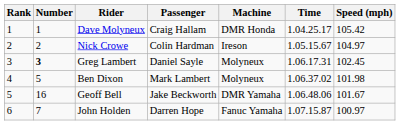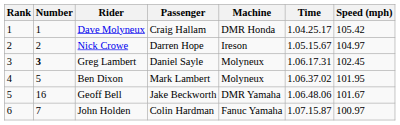(182, 45) Colin Hardman -> (177, 45) Darren Hope
(351, 78) 101.98 -> (351, 78) 101.95
(177, 111) Darren Hope -> (182, 111) Colin Hardman
